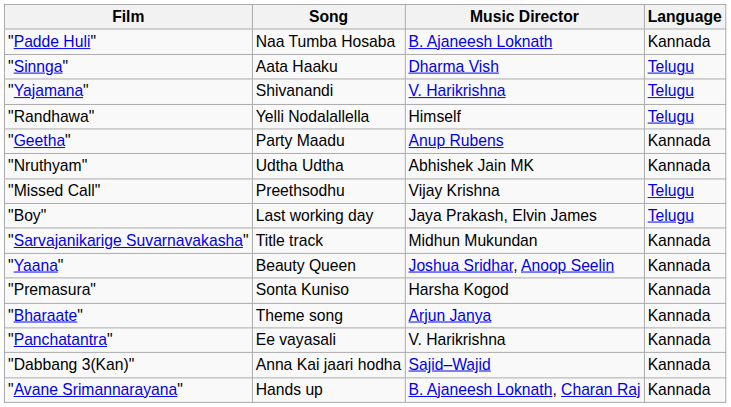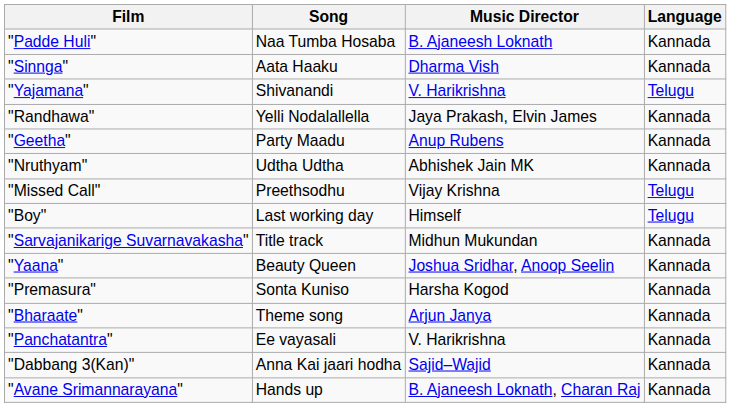(671, 66) Telugu -> (679, 66) Kannada
(435, 116) Himself -> (503, 116) Jaya Prakash, Elvin James
(671, 116) Telugu -> (679, 116) Kannada
(503, 215) Jaya Prakash, Elvin James -> (435, 215) Himself
